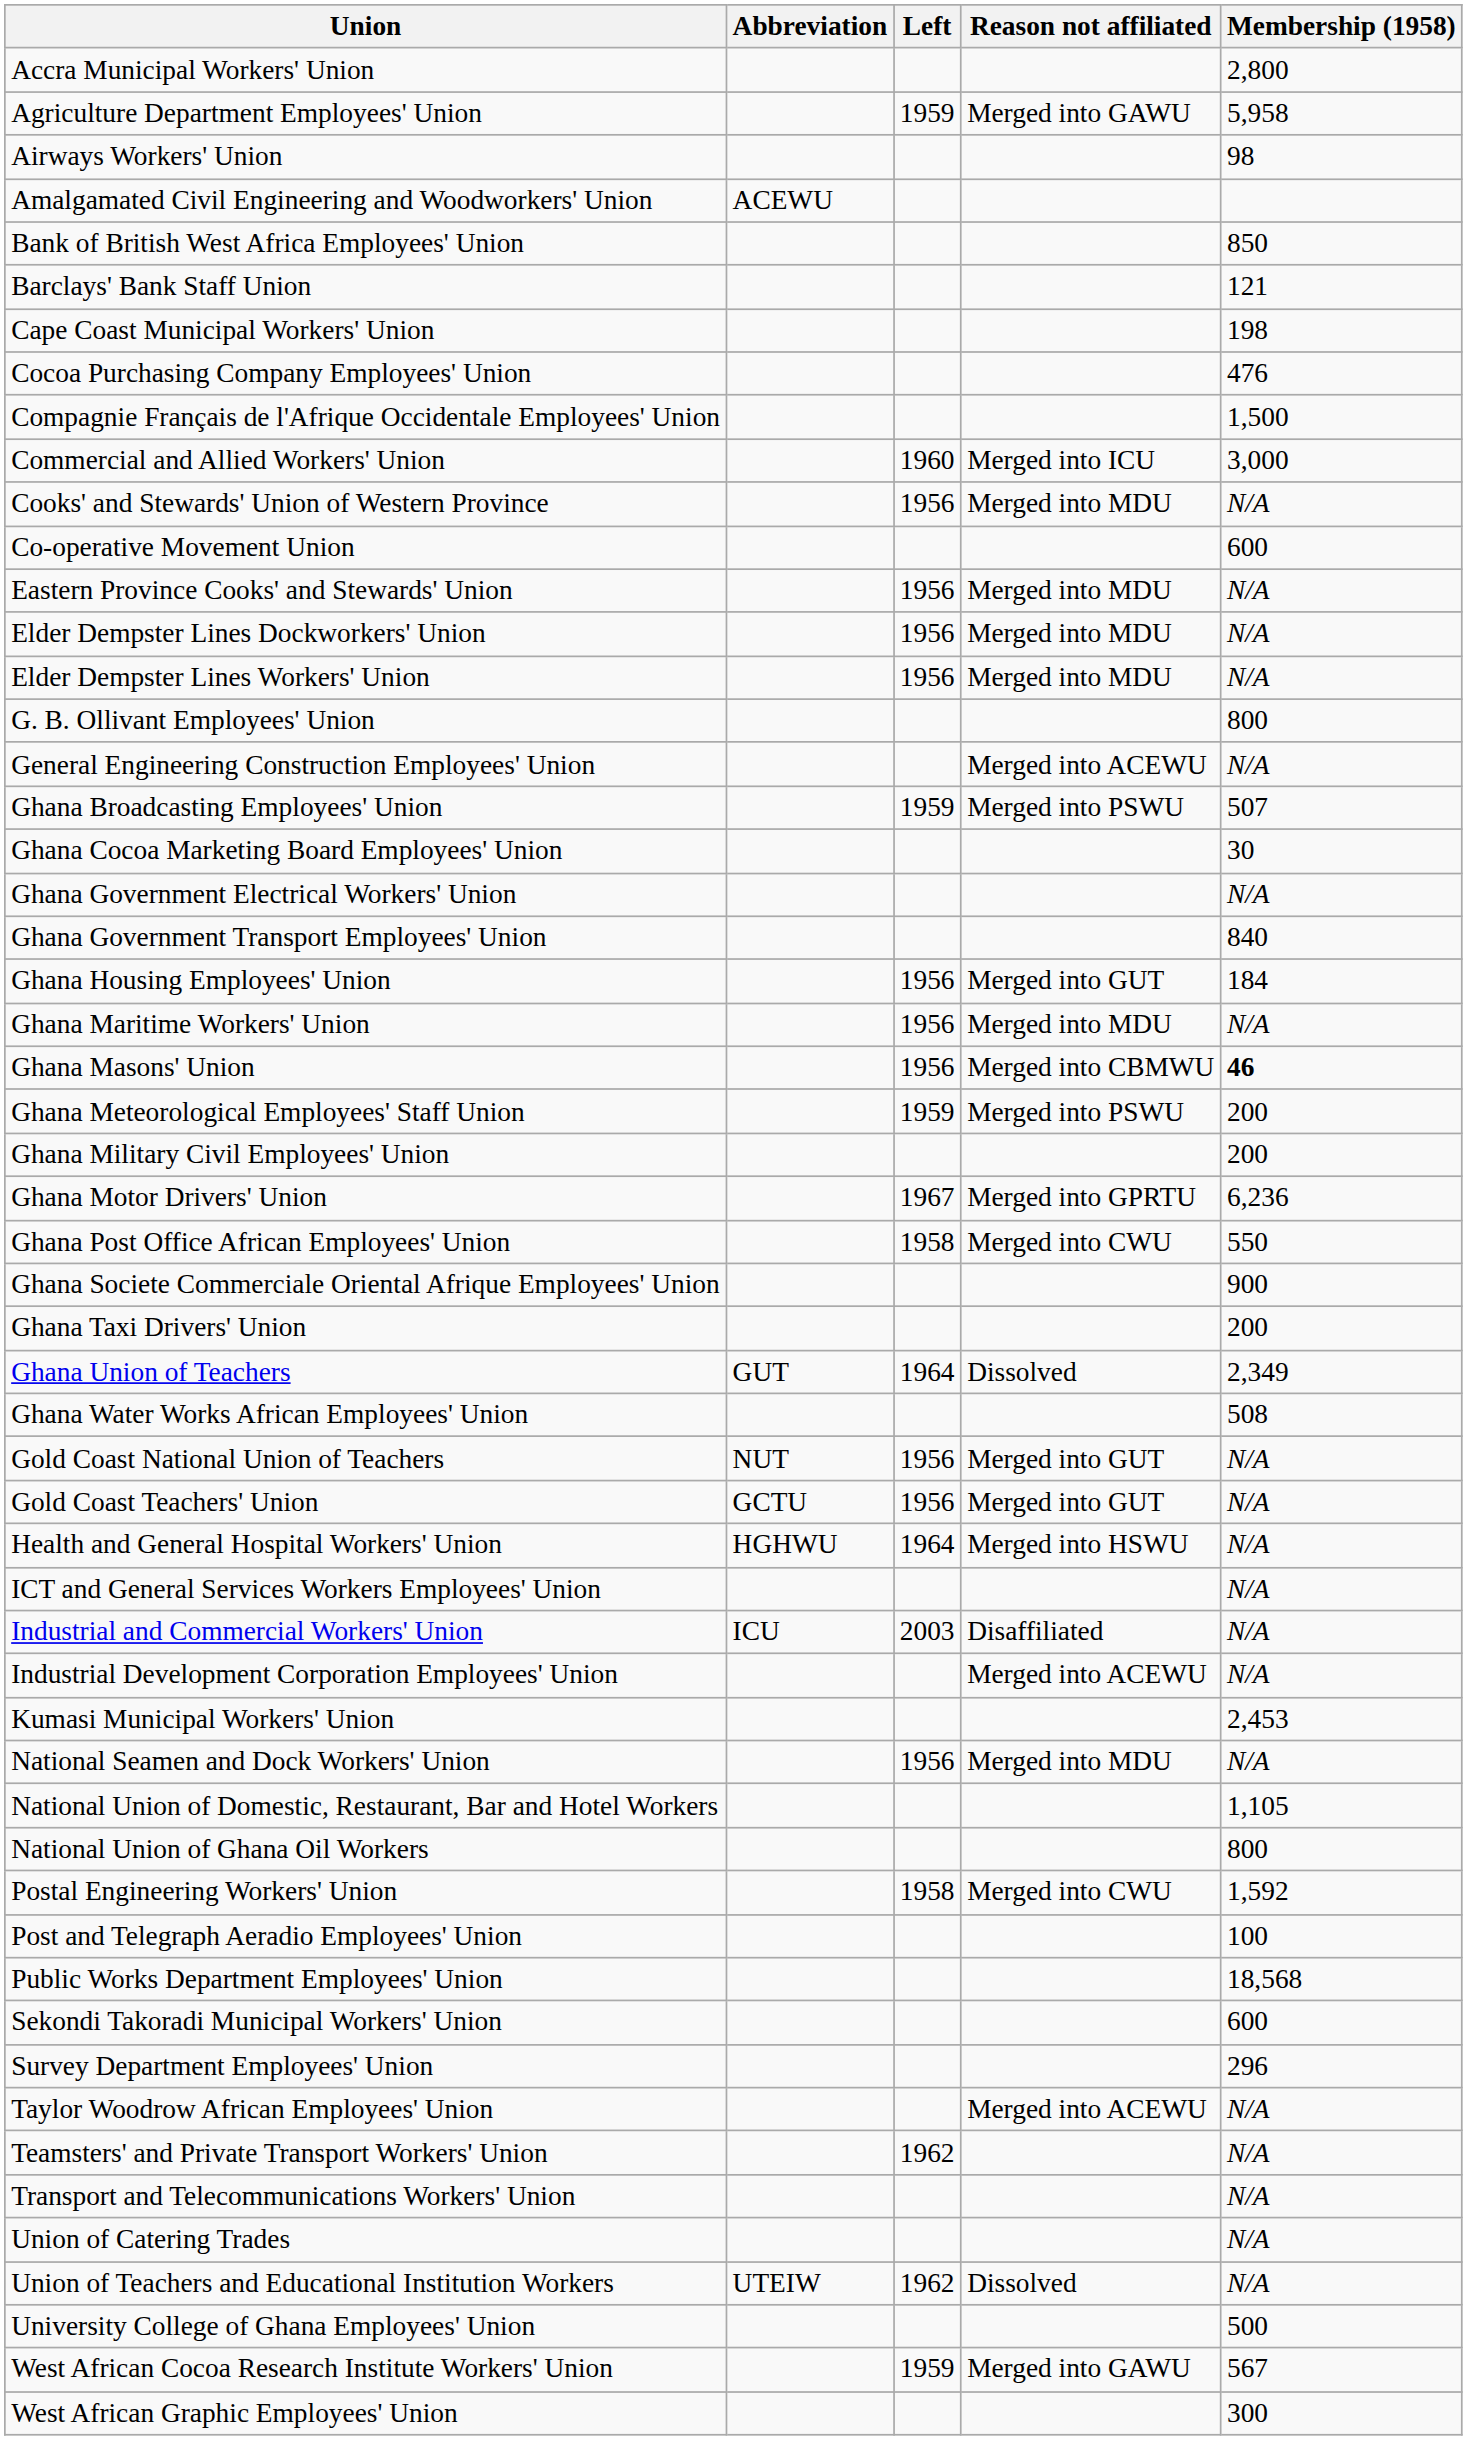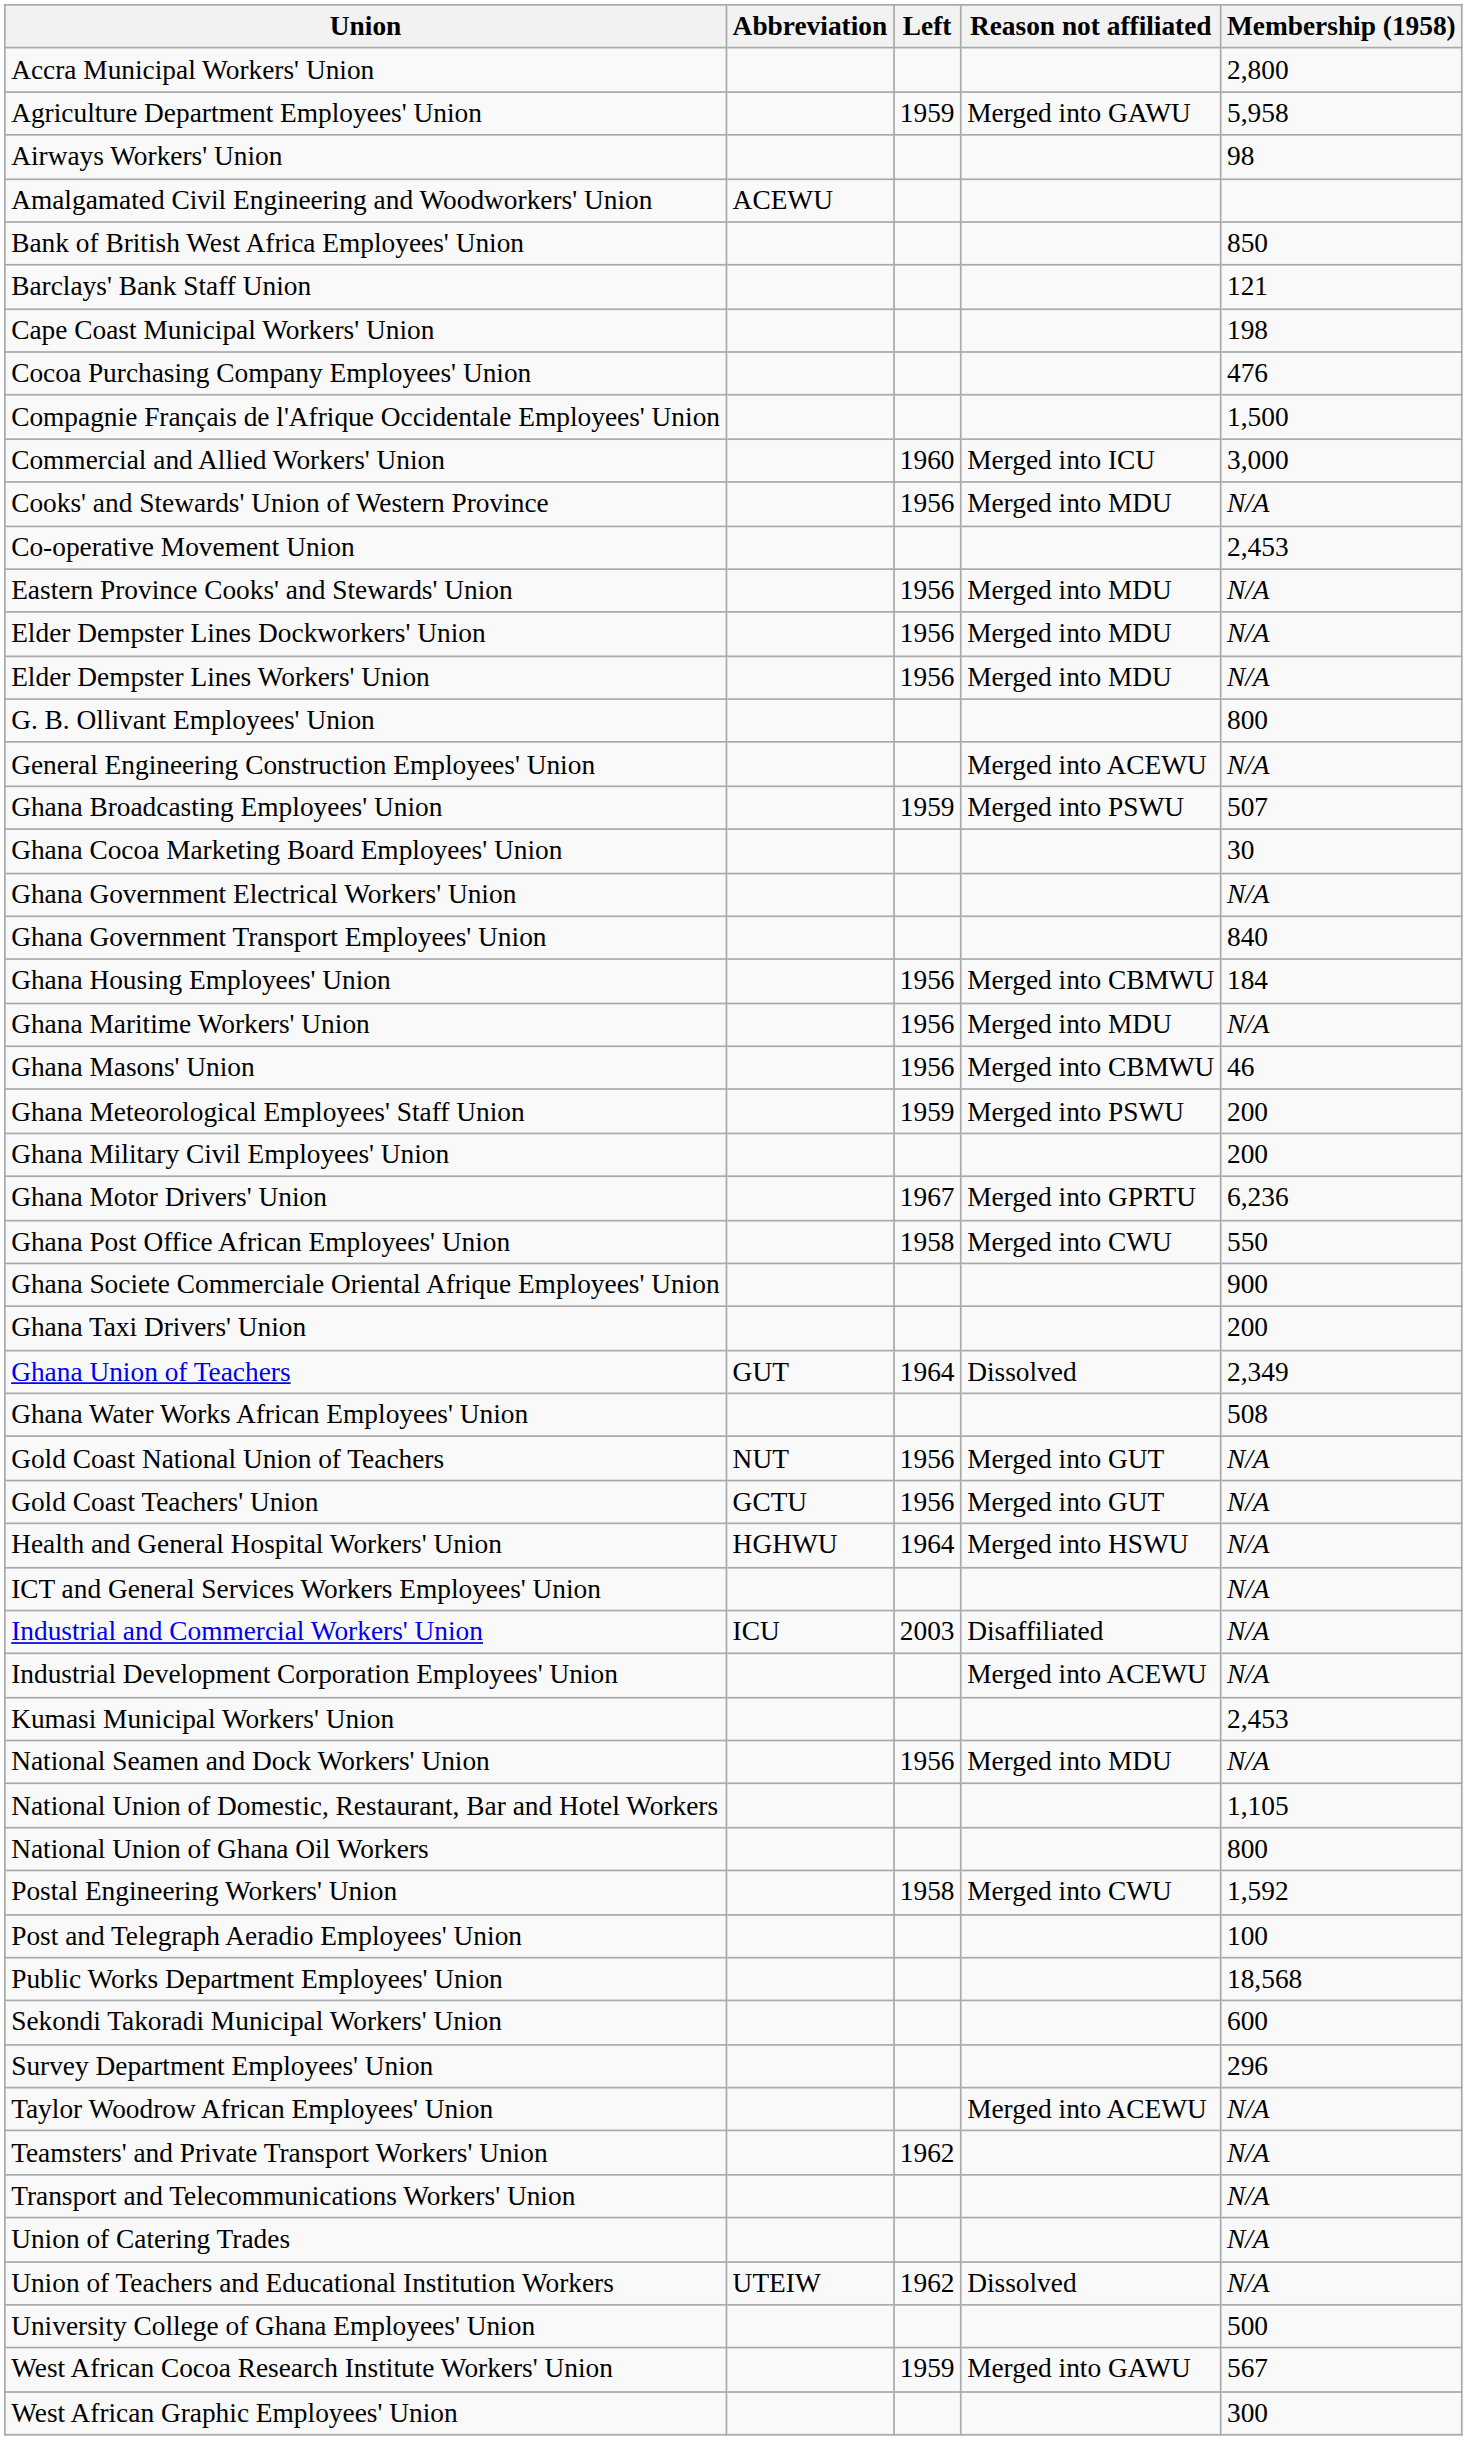(1248, 546) 600 -> (1258, 546) 2,453
(1066, 980) Merged into GUT -> (1091, 980) Merged into CBMWU
(1241, 1067) bold -> (1241, 1067) normal
